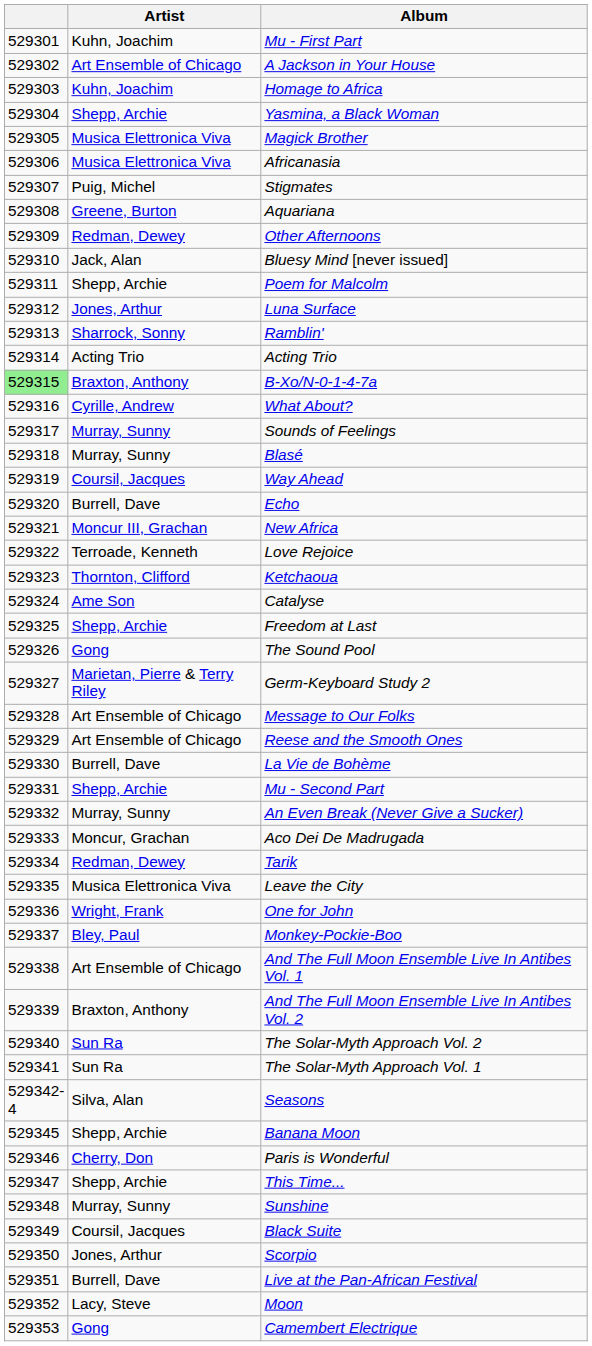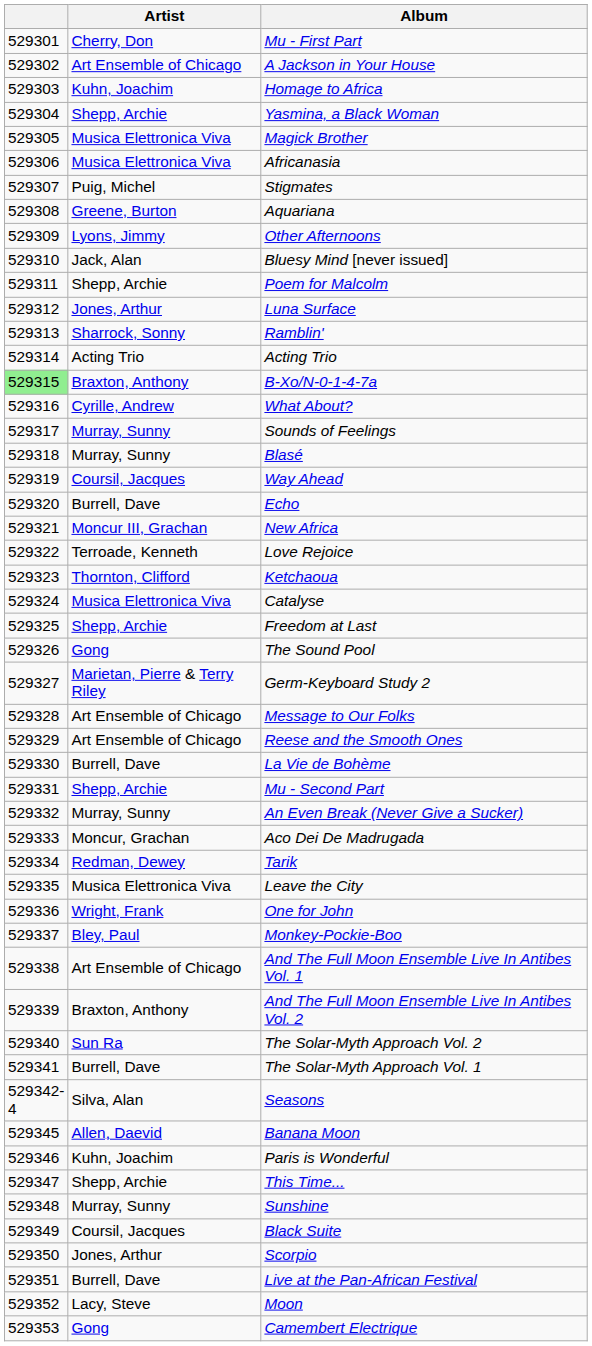(122, 41) Kuhn, Joachim -> (112, 41) Cherry, Don
(128, 235) Redman, Dewey -> (118, 235) Lyons, Jimmy
(103, 601) Ame Son -> (151, 601) Musica Elettronica Viva
(97, 1067) Sun Ra -> (116, 1067) Burrell, Dave
(119, 1133) Shepp, Archie -> (117, 1133) Allen, Daevid
(112, 1157) Cherry, Don -> (122, 1157) Kuhn, Joachim
